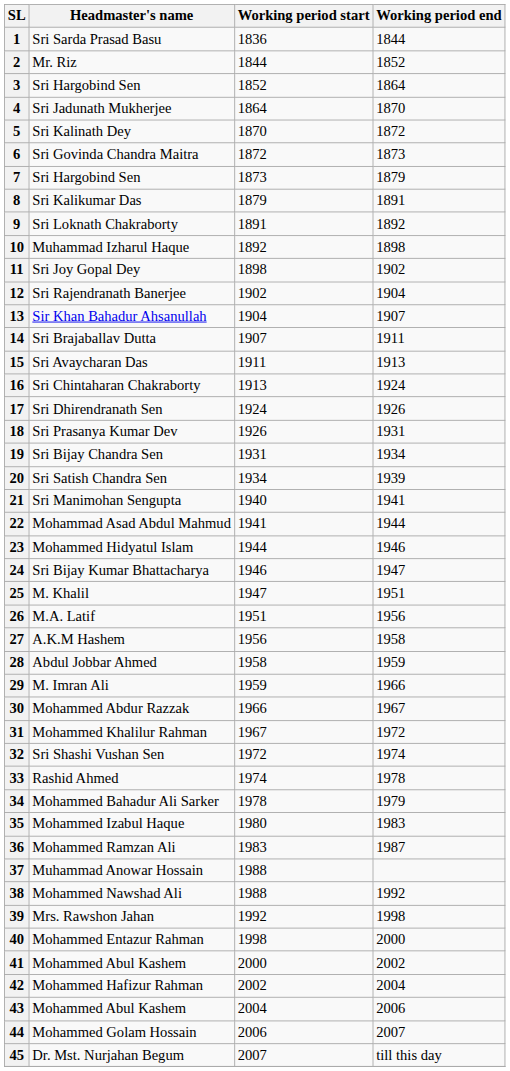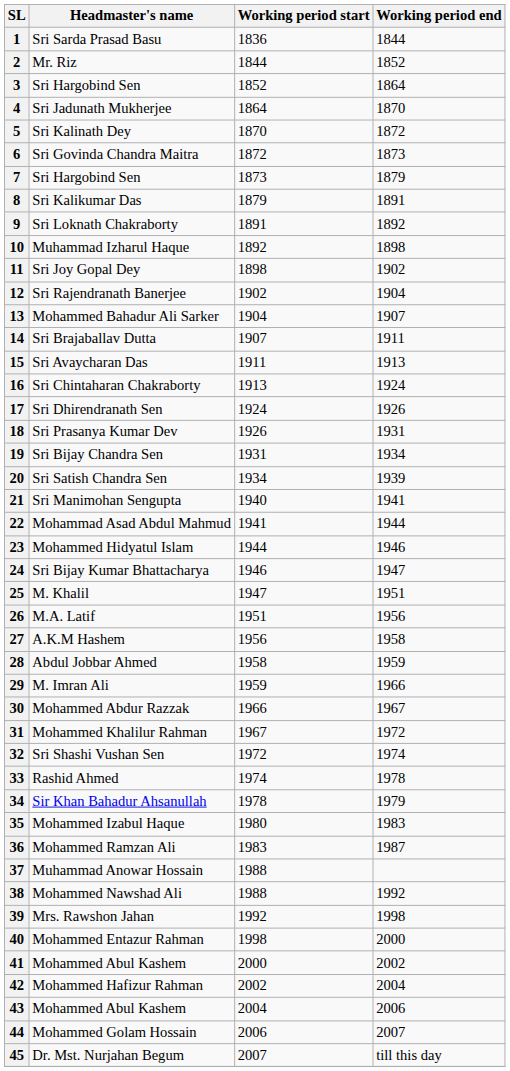(119, 316) Sir Khan Bahadur Ahsanullah -> (126, 316) Mohammed Bahadur Ali Sarker
(126, 801) Mohammed Bahadur Ali Sarker -> (119, 801) Sir Khan Bahadur Ahsanullah
